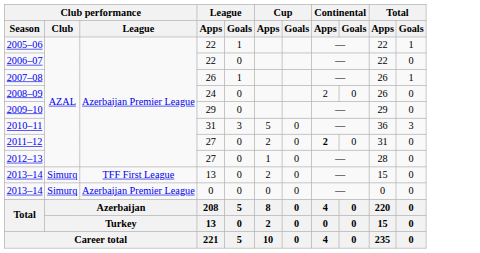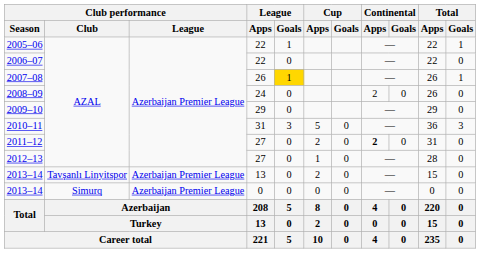(239, 77) no background -> (289, 77) gold background
(62, 175) Simurq -> (87, 175) Tavşanlı Linyitspor
(138, 175) TFF First League -> (188, 175) Azerbaijan Premier League
